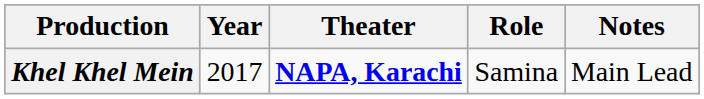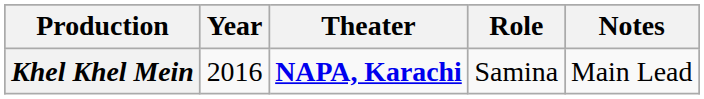(234, 70) 2017 -> (234, 70) 2016
